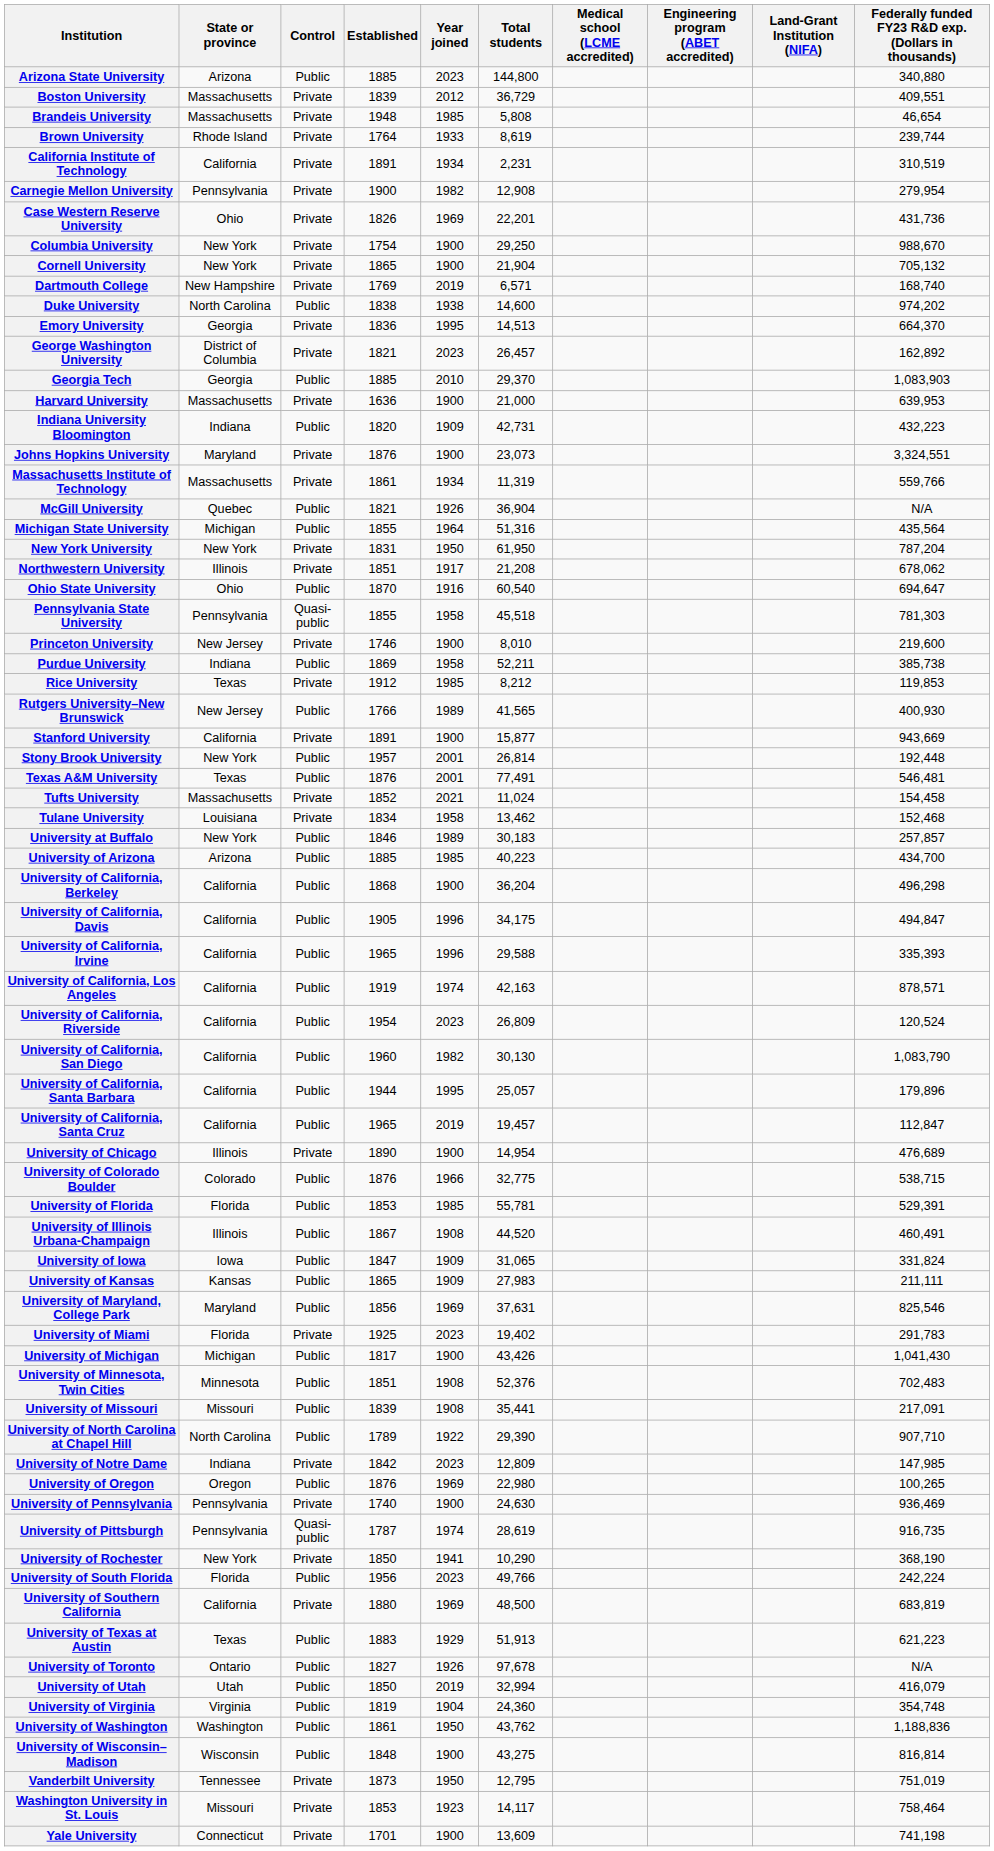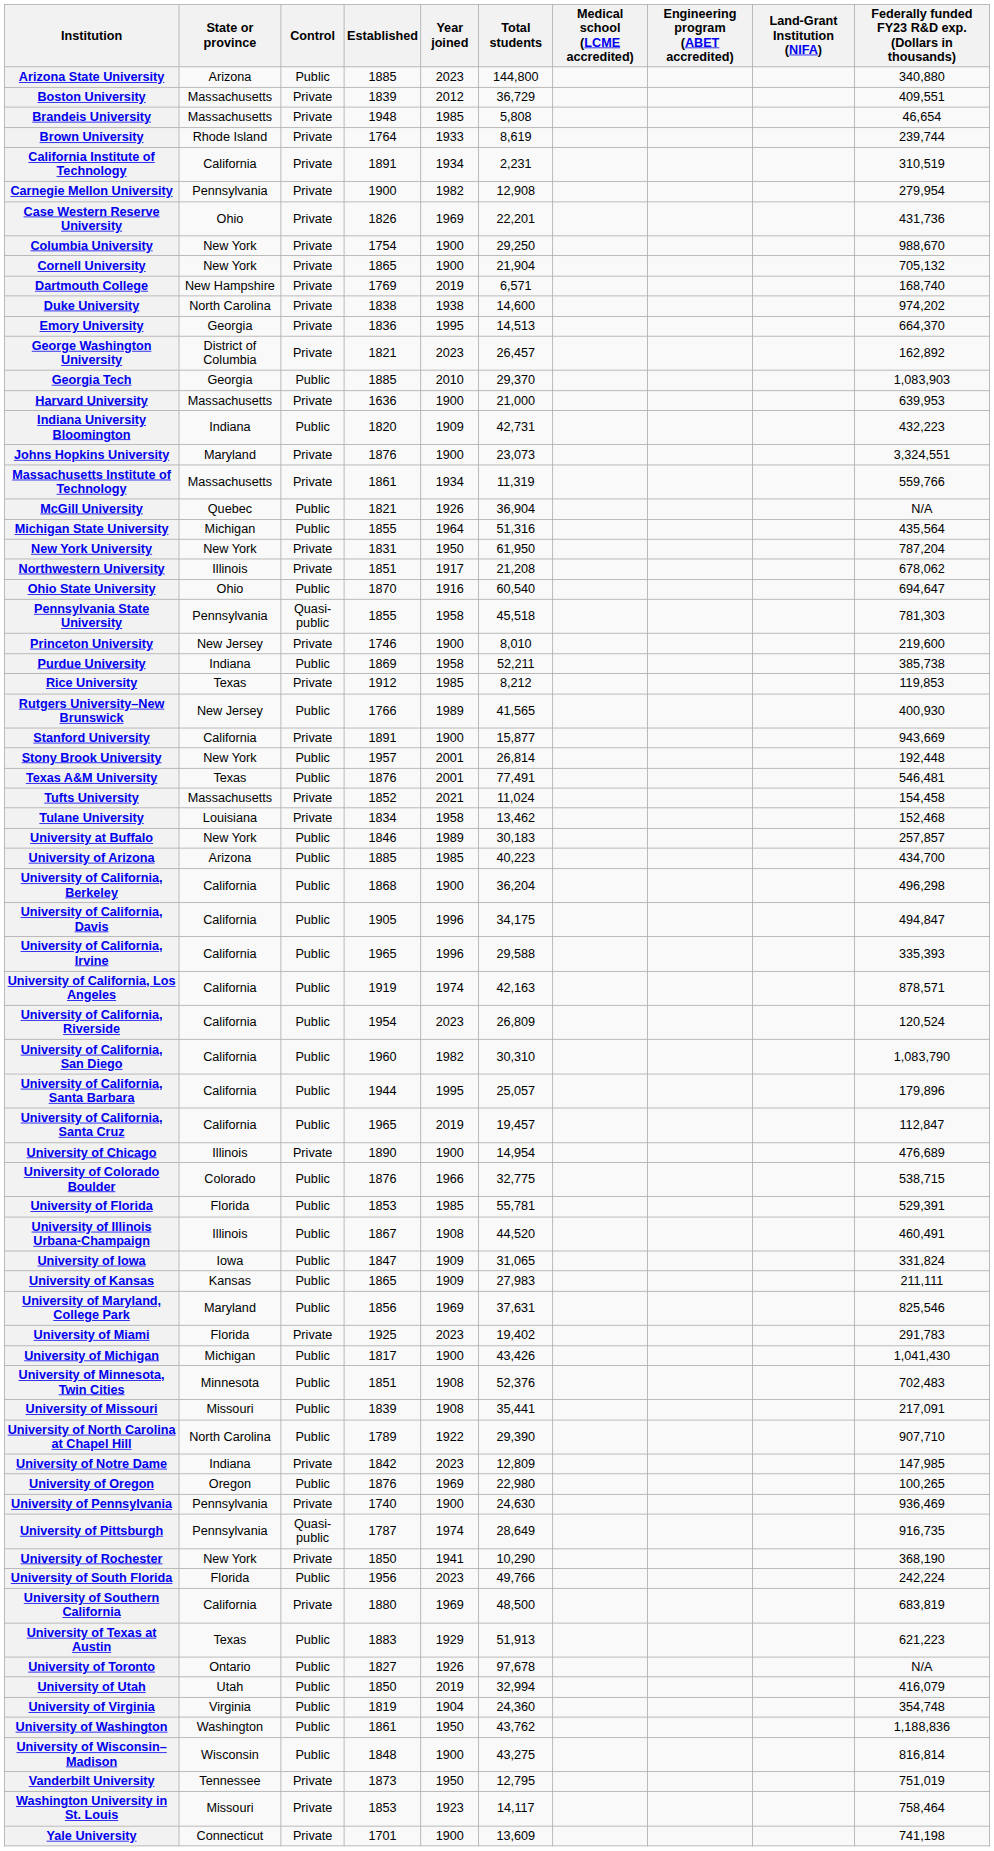(313, 306) Public -> (313, 306) Private
(516, 1056) 30,130 -> (516, 1056) 30,310
(516, 1531) 28,619 -> (516, 1531) 28,649
